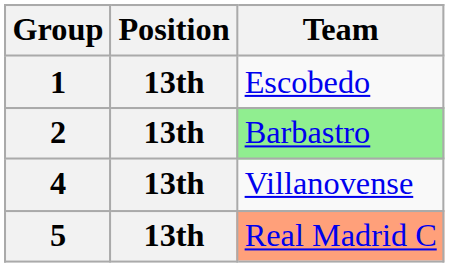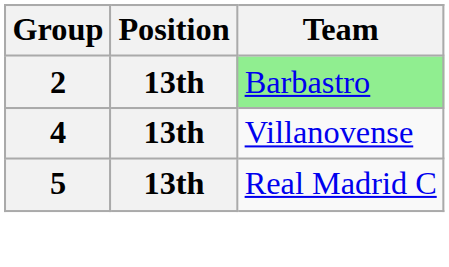- row: (58, 81)
(341, 235) lightsalmon background -> (341, 183) no background
